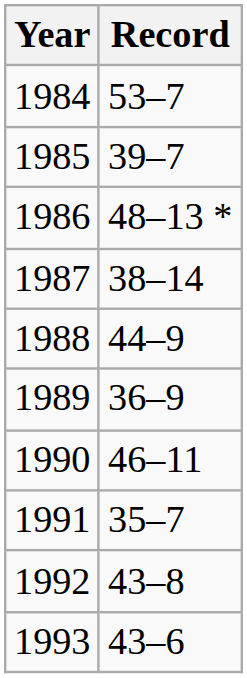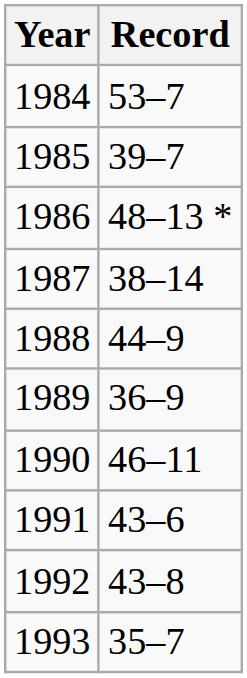(146, 519) 35–7 -> (146, 519) 43–6
(146, 641) 43–6 -> (146, 641) 35–7
